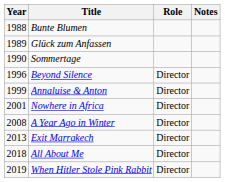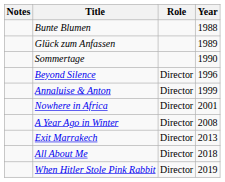columns swapped: (17, 12) <-> (206, 12)
